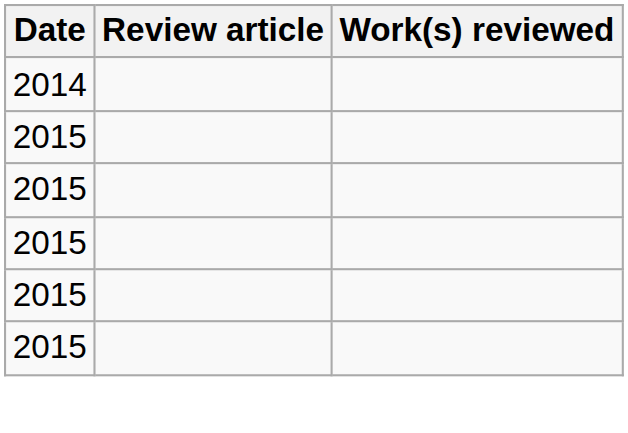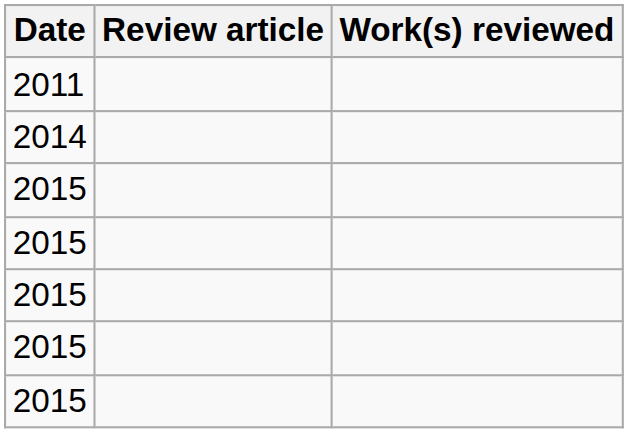+ row: (48, 83)
